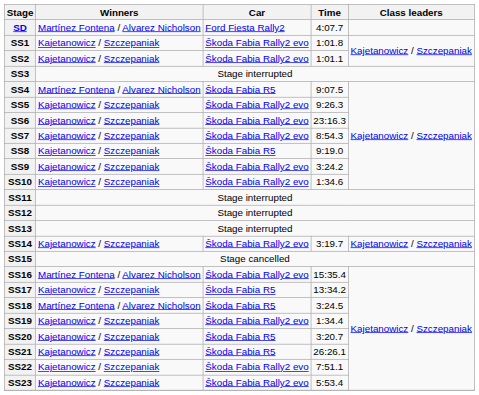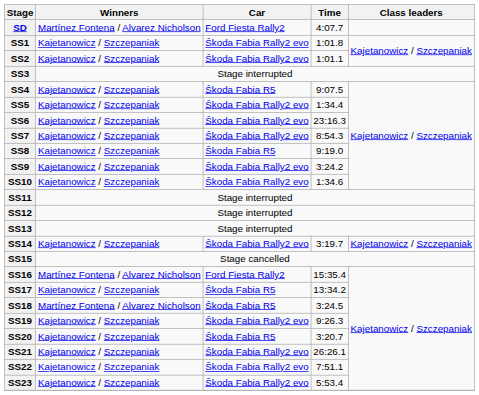(119, 89) Martínez Fontena / Alvarez Nicholson -> (99, 89) Kajetanowicz / Szczepaniak
(330, 104) 9:26.3 -> (330, 104) 1:34.4
(257, 274) Škoda Fabia Rally2 evo -> (245, 274) Ford Fiesta Rally2
(330, 320) 1:34.4 -> (330, 320) 9:26.3
(240, 351) Škoda Fabia R5 -> (257, 351) Škoda Fabia Rally2 evo
